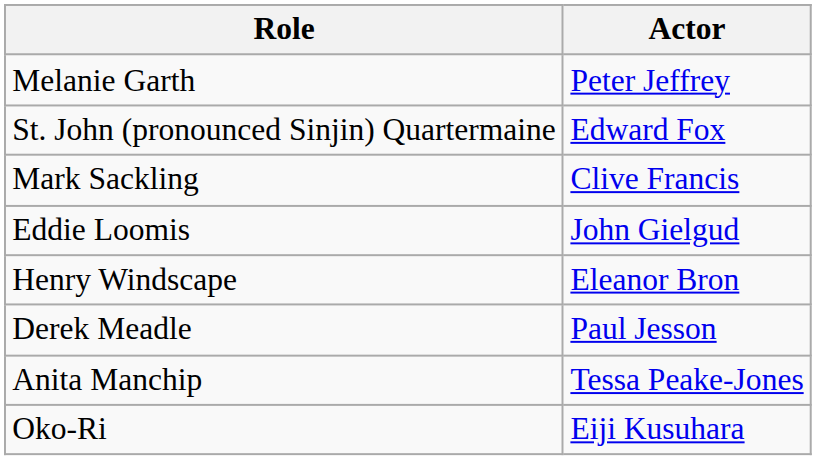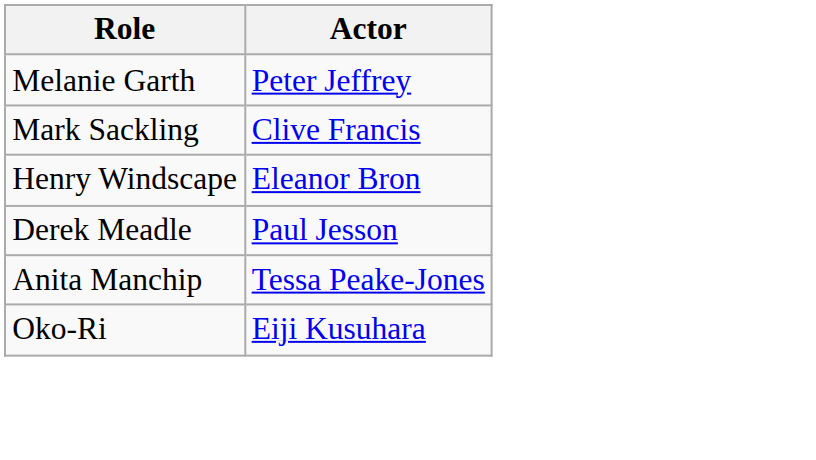- row: (284, 129)
- row: (101, 229)
